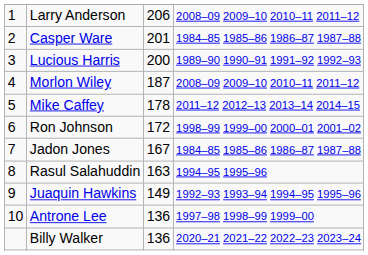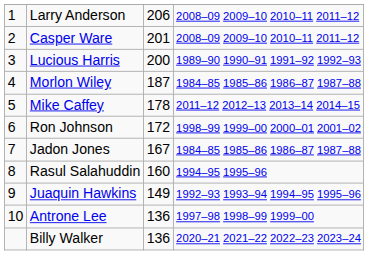(269, 38) 1984–85 1985–86 1986–87 1987–88 -> (268, 38) 2008–09 2009–10 2010–11 2011–12
(268, 83) 2008–09 2009–10 2010–11 2011–12 -> (269, 83) 1984–85 1985–86 1986–87 1987–88
(158, 171) 163 -> (158, 171) 160
